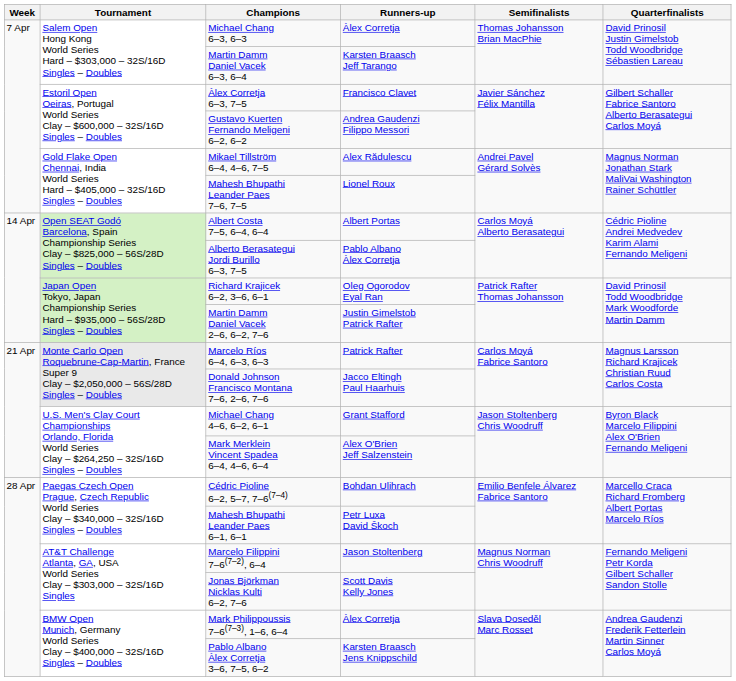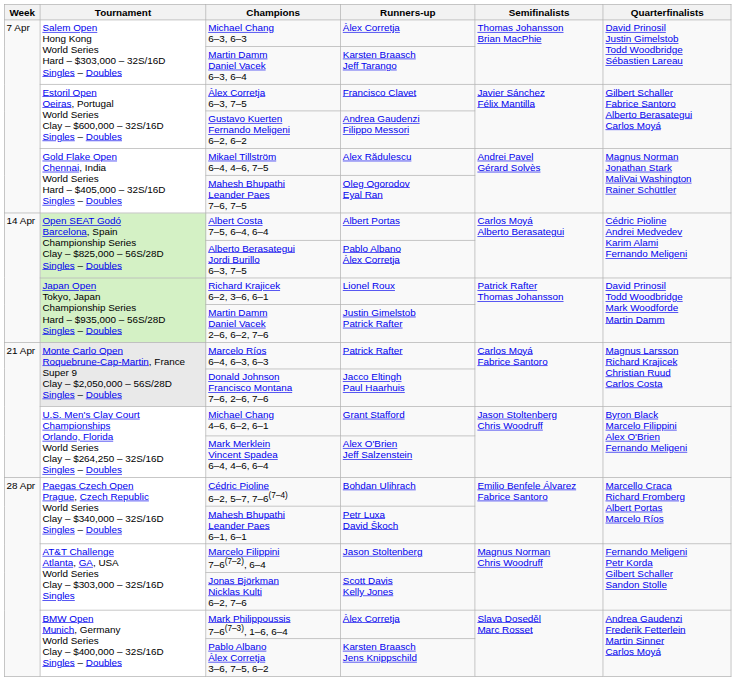(369, 184) Lionel Roux -> (376, 189) Oleg Ogorodov Eyal Ran
(376, 291) Oleg Ogorodov Eyal Ran -> (369, 286) Lionel Roux
